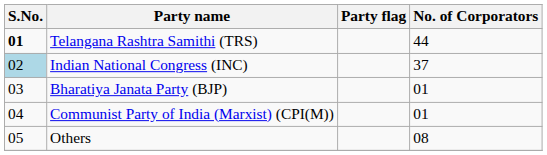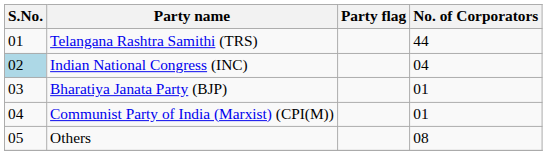(16, 41) bold -> (16, 41) normal
(421, 65) 37 -> (421, 65) 04
